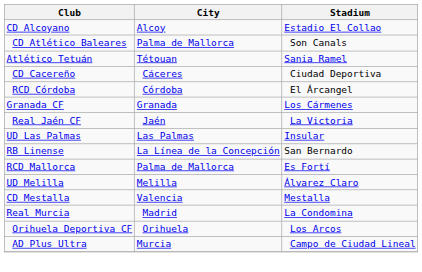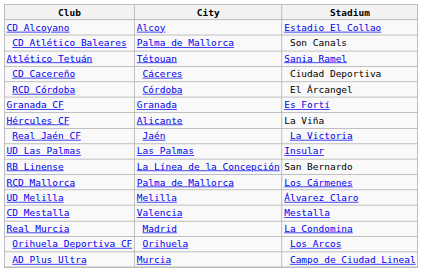(318, 105) Los Cármenes -> (307, 105) Es Fortí
+ row: (38, 120)
(307, 167) Es Fortí -> (318, 182) Los Cármenes
